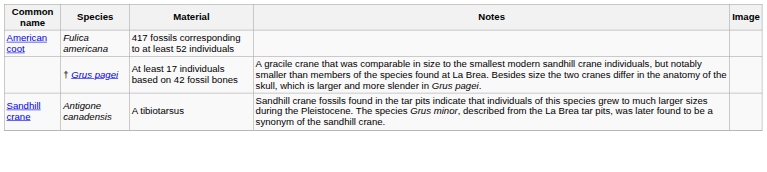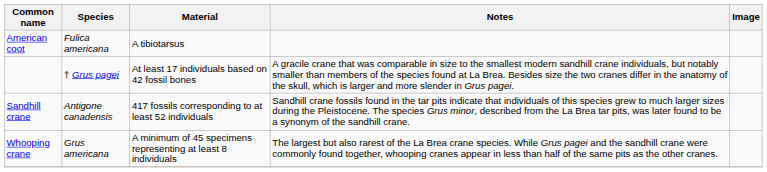(186, 43) 417 fossils corresponding to at least 52 individuals -> (158, 43) A tibiotarsus
(158, 111) A tibiotarsus -> (197, 111) 417 fossils corresponding to at least 52 individuals
+ row: (28, 148)
